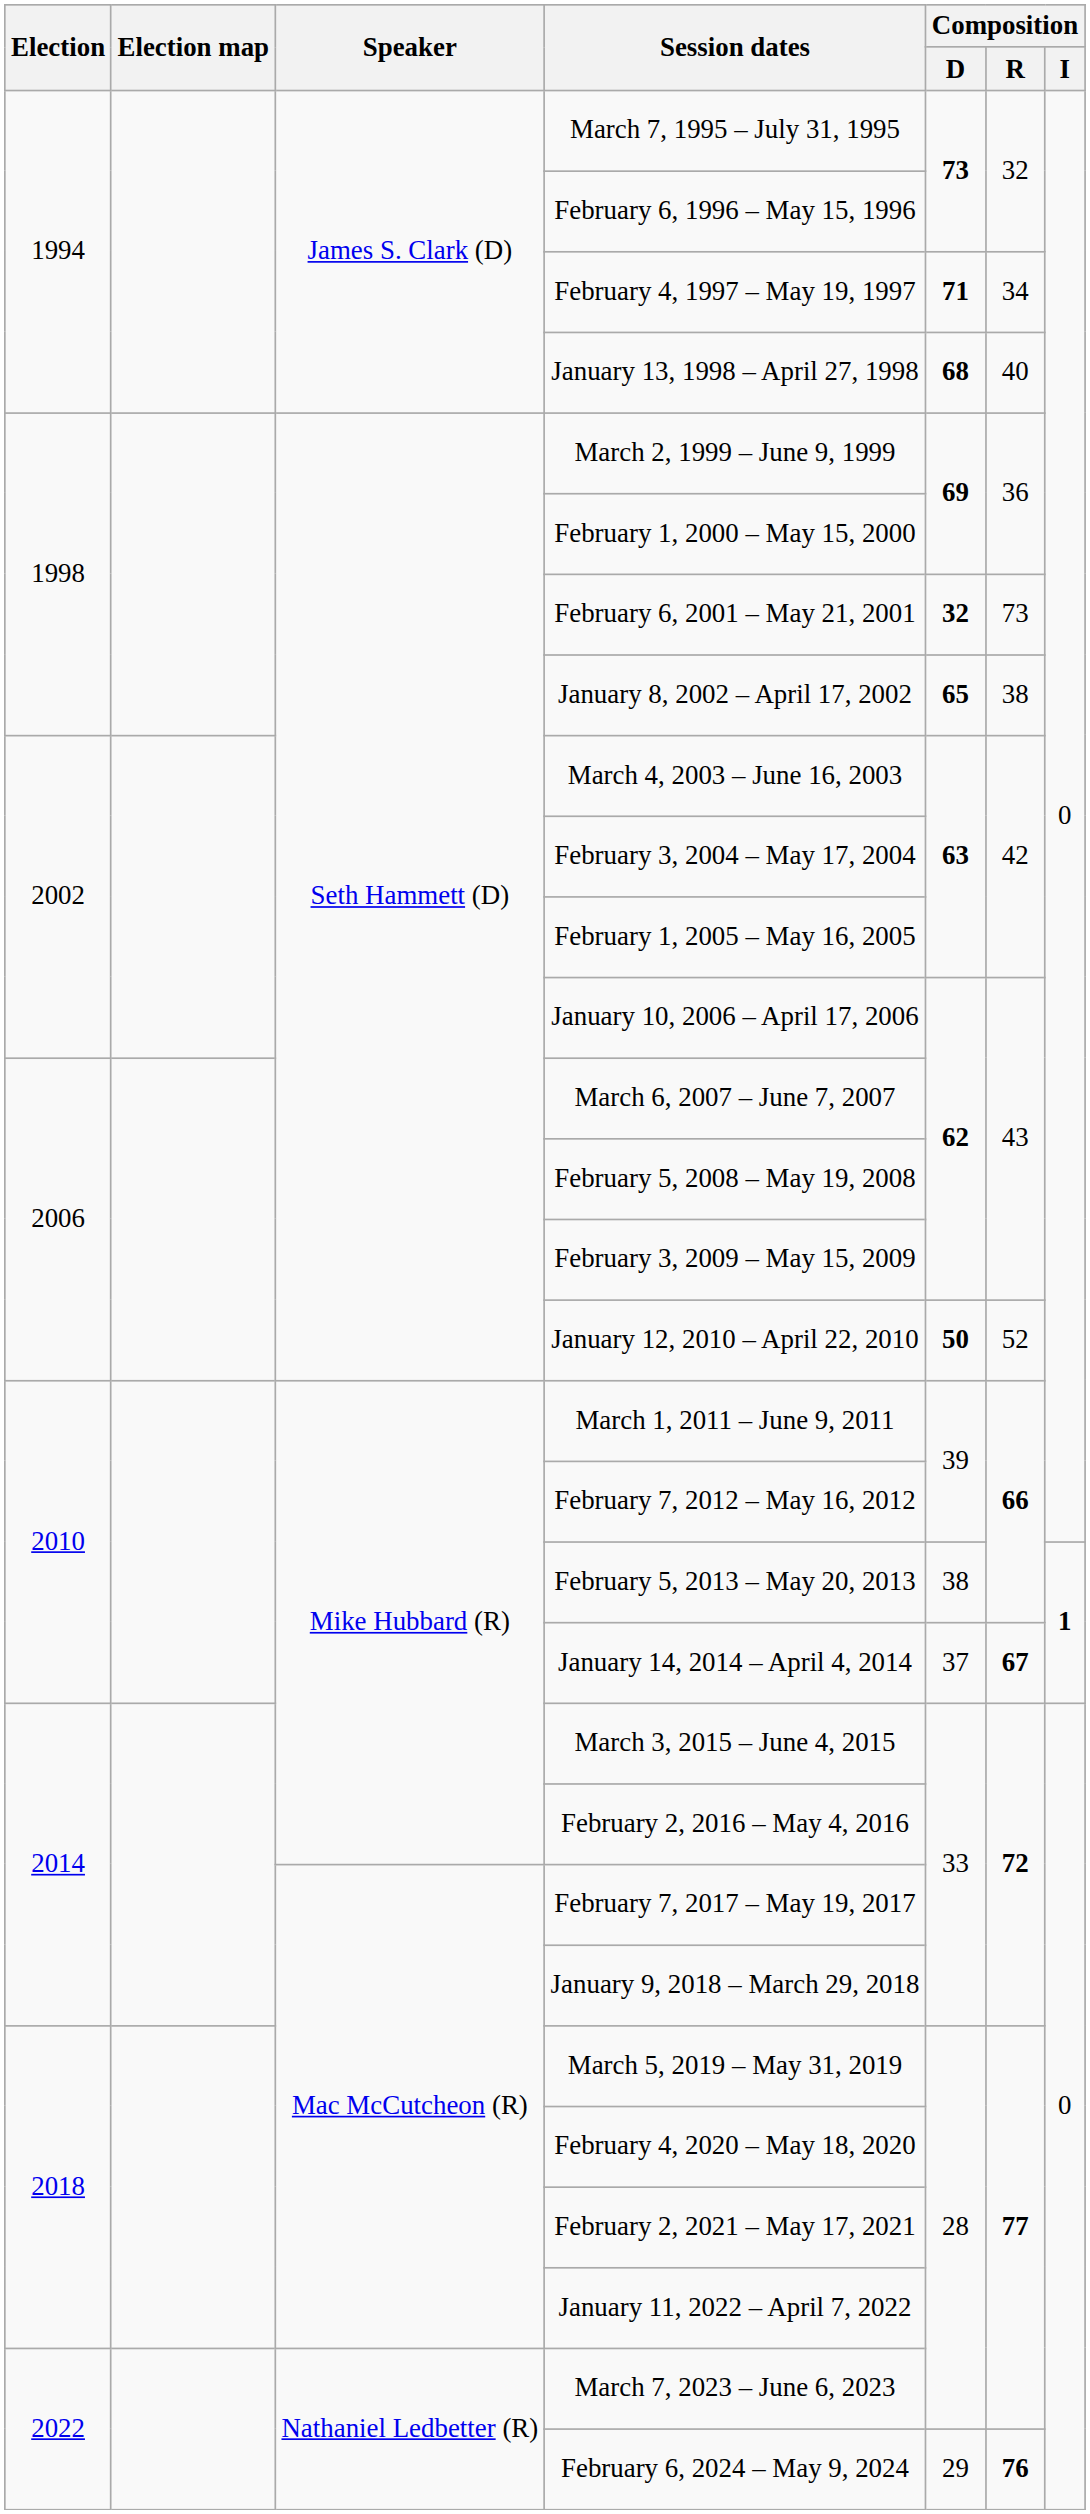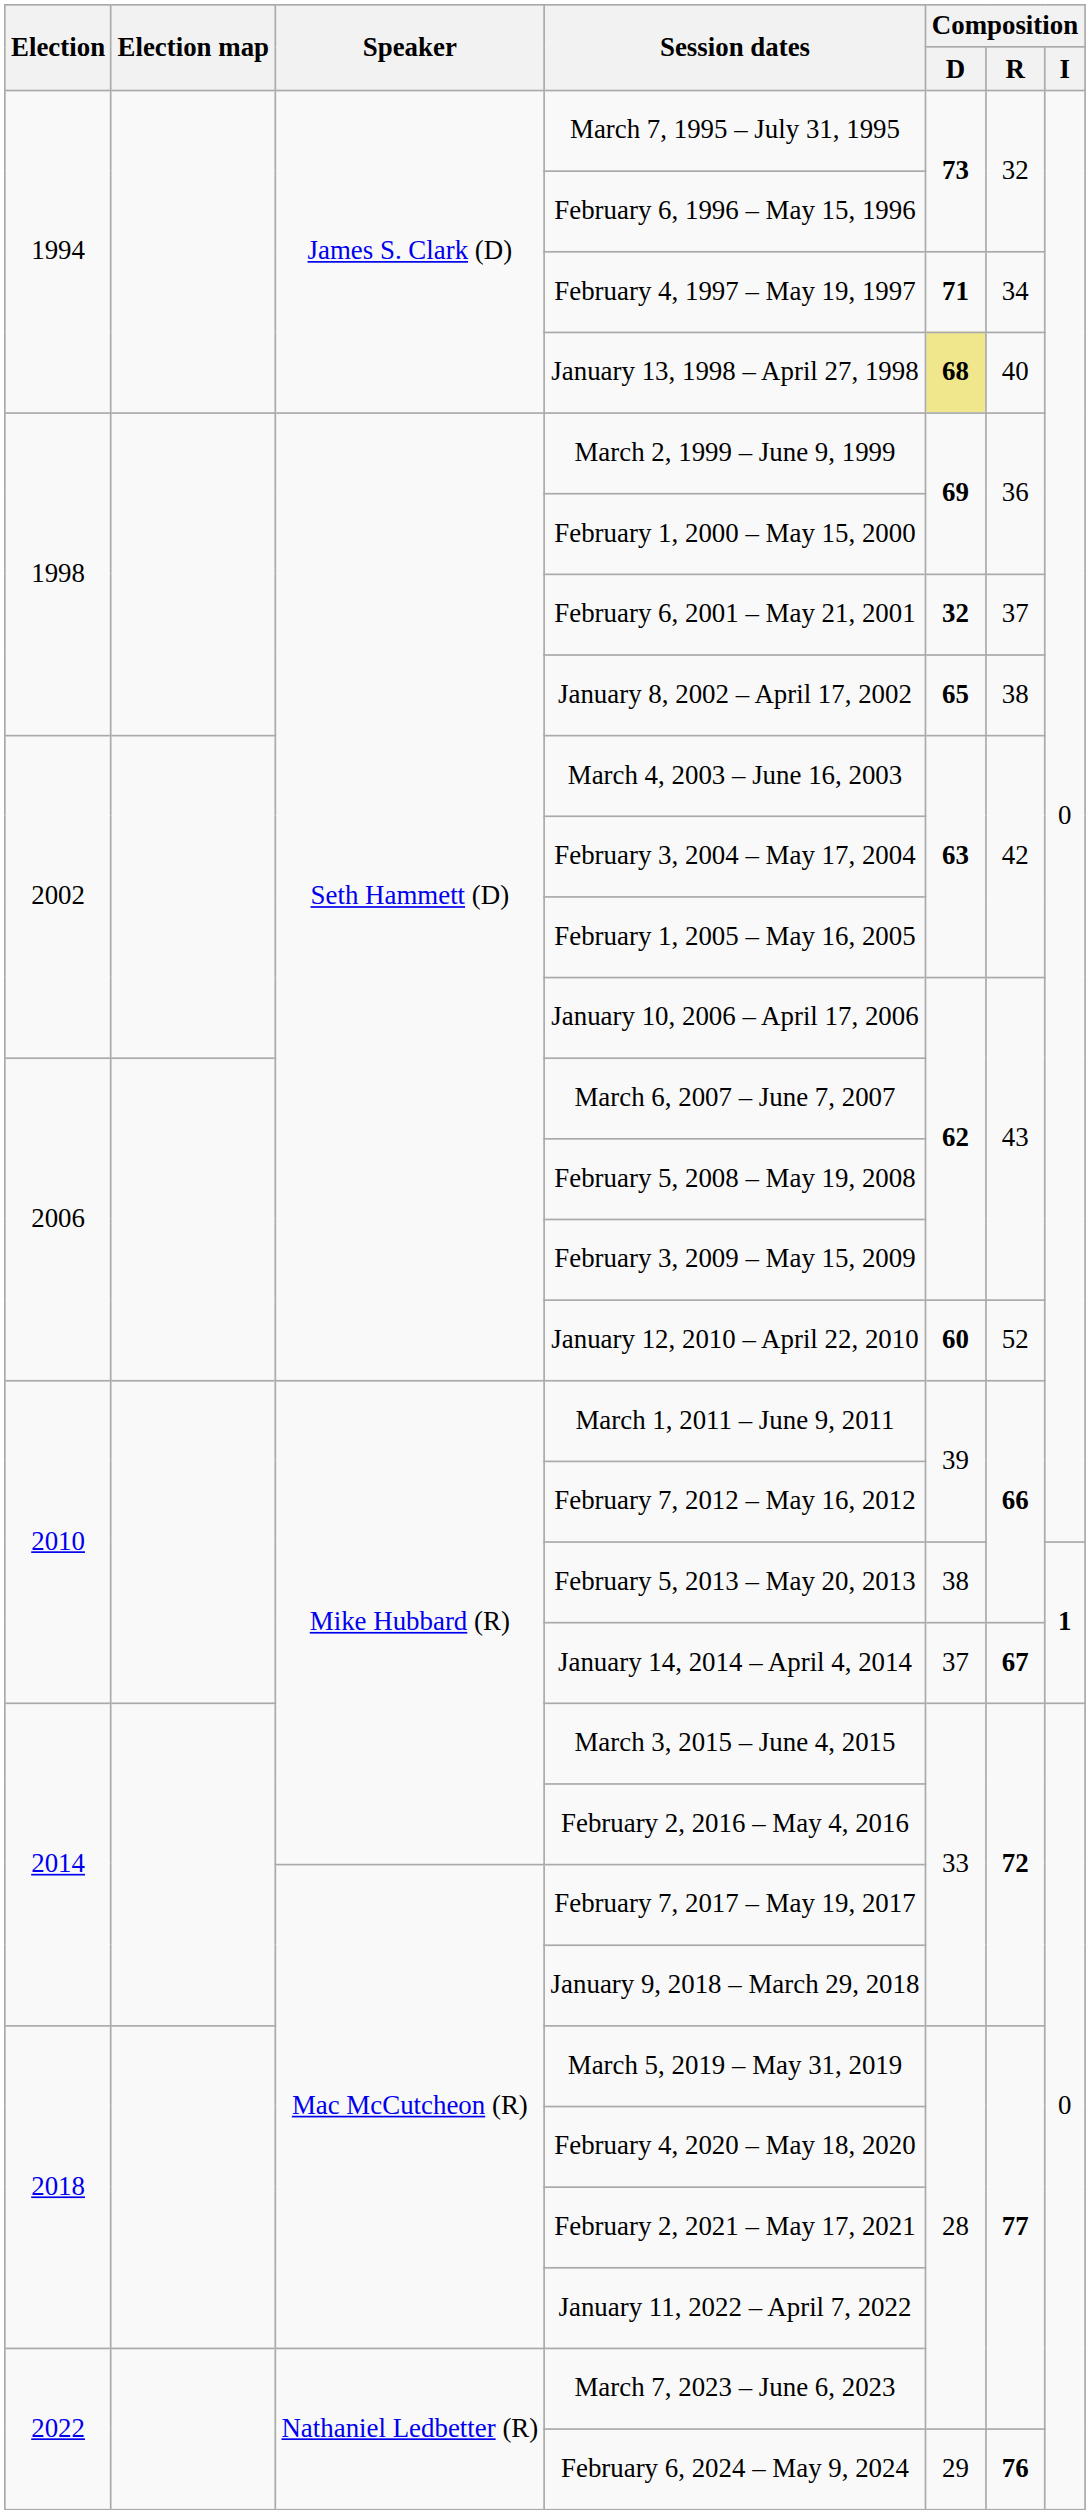(955, 372) no background -> (955, 372) khaki background
(1015, 613) 73 -> (1015, 613) 37
(955, 1339) 50 -> (955, 1339) 60
